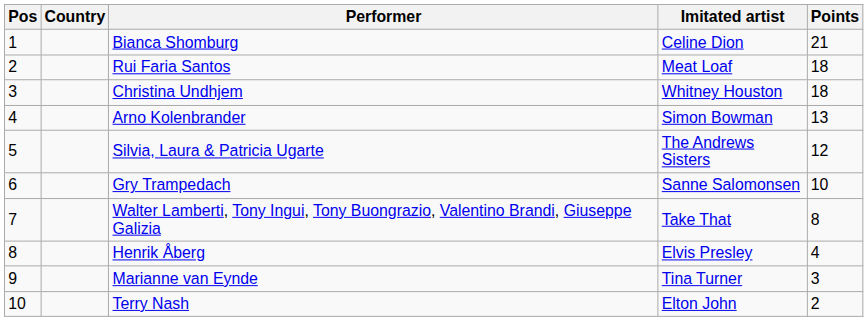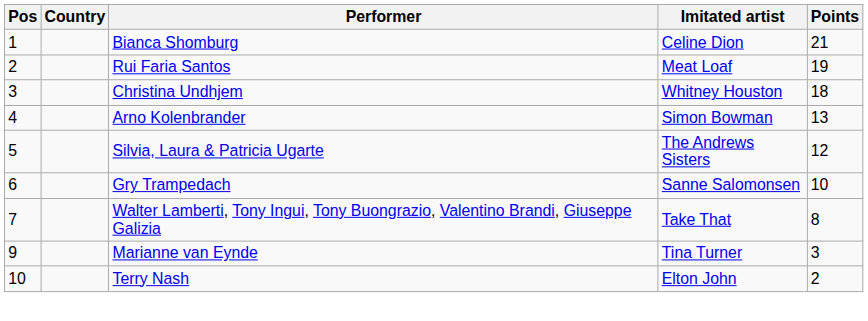(820, 67) 18 -> (820, 67) 19
- row: (159, 253)
